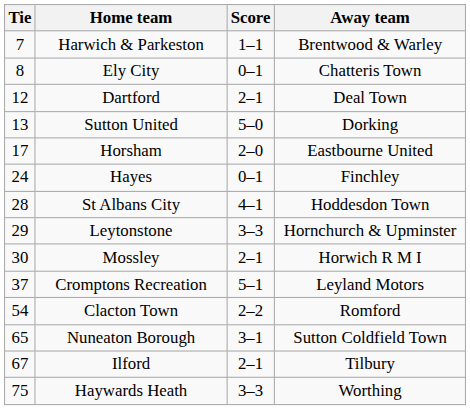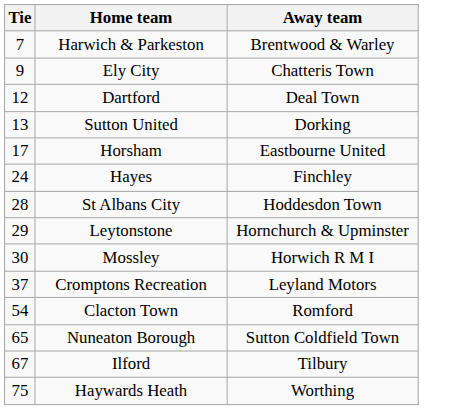- column: (251, 17)
(20, 71) 8 -> (20, 71) 9
